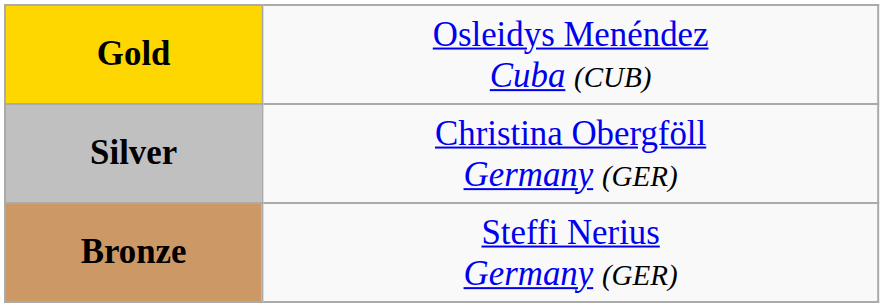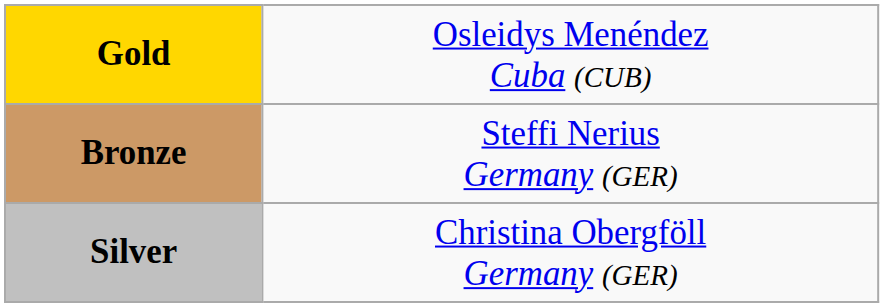rows swapped: (134, 152) <-> (134, 251)
